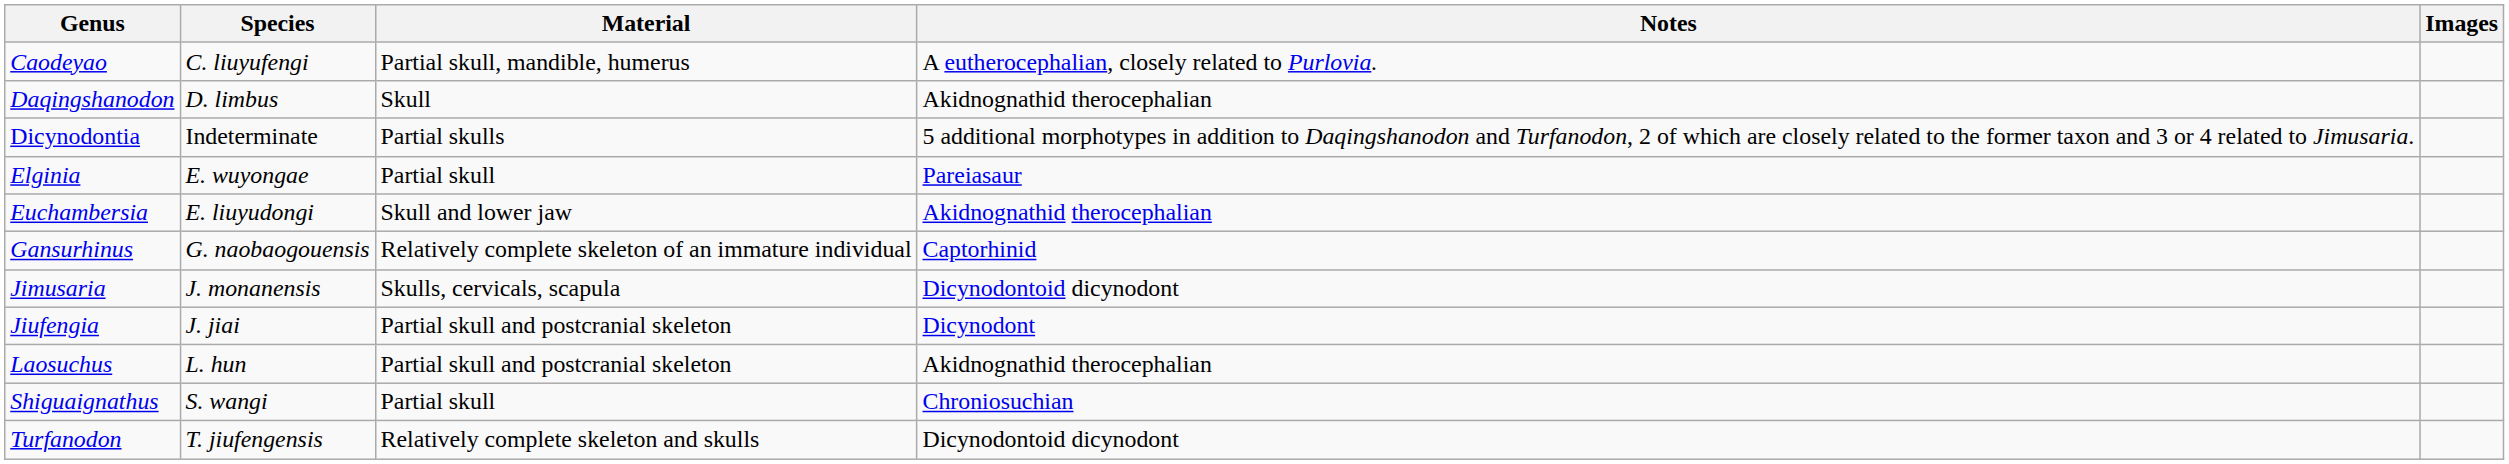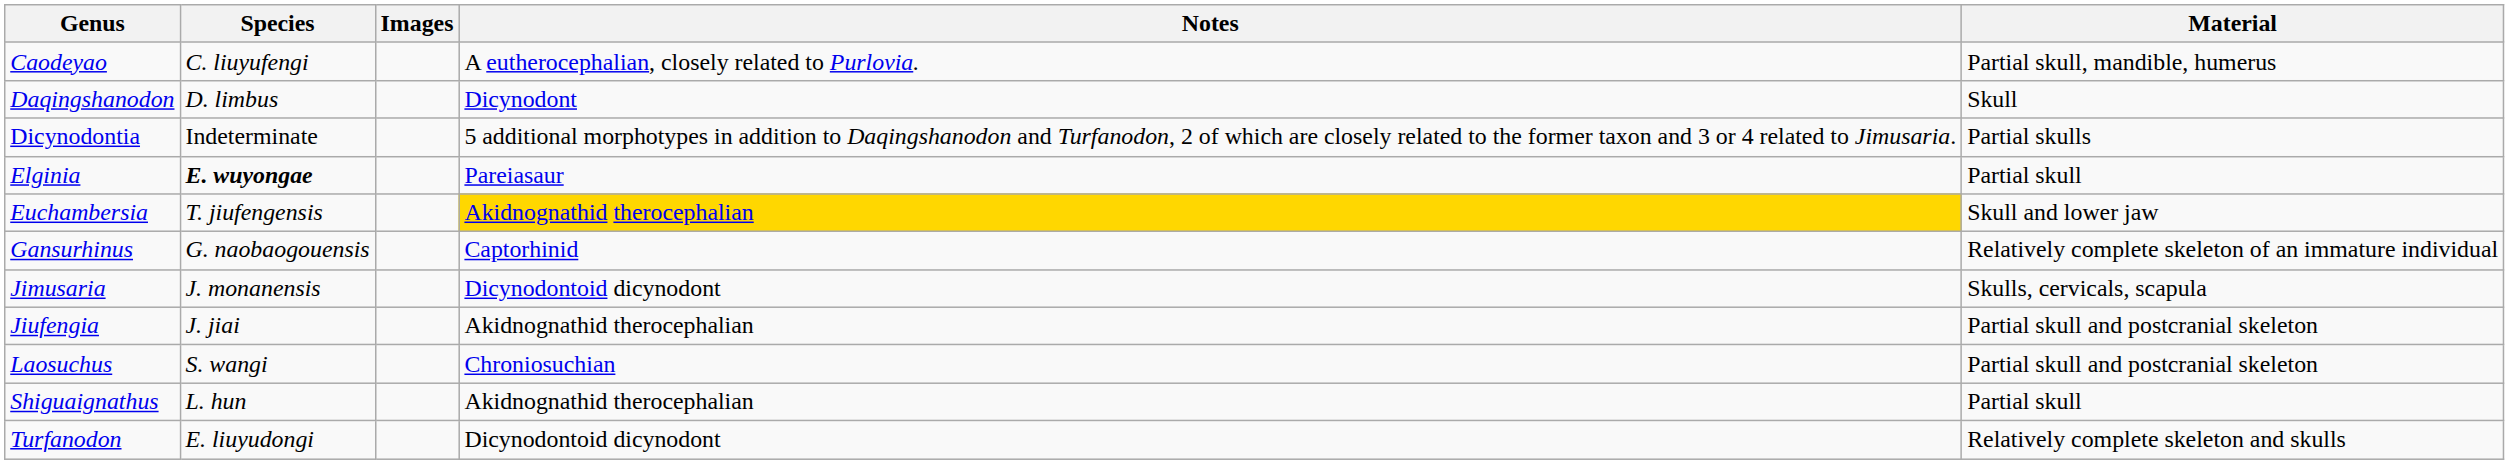columns swapped: (646, 23) <-> (2462, 23)
(1067, 99) Akidnognathid therocephalian -> (521, 99) Dicynodont
(247, 174) normal -> (249, 174) bold
(250, 212) E. liuyudongi -> (254, 212) T. jiufengensis
(1067, 212) no background -> (609, 212) gold background
(979, 325) Dicynodont -> (609, 325) Akidnognathid therocephalian
(216, 363) L. hun -> (227, 363) S. wangi
(1067, 363) Akidnognathid therocephalian -> (540, 363) Chroniosuchian
(227, 401) S. wangi -> (216, 401) L. hun
(998, 401) Chroniosuchian -> (609, 401) Akidnognathid therocephalian
(254, 439) T. jiufengensis -> (250, 439) E. liuyudongi
